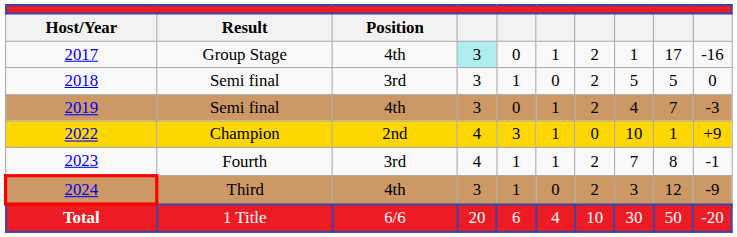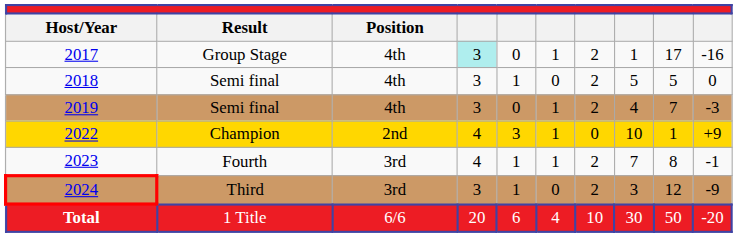(395, 80) 3rd -> (395, 80) 4th
(395, 189) 4th -> (395, 189) 3rd
